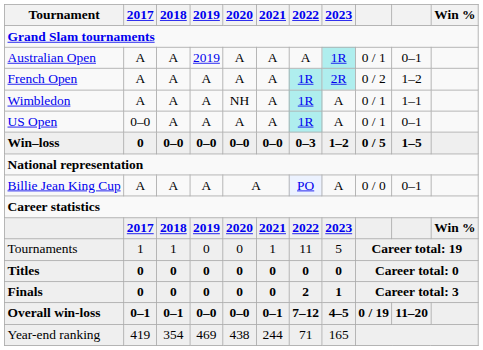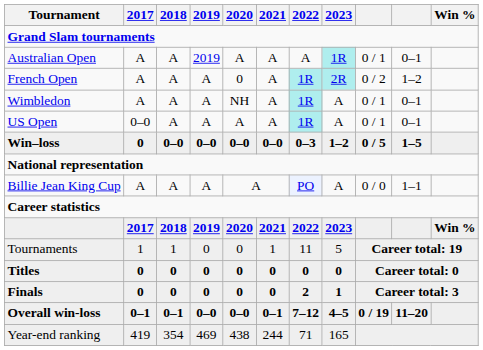(239, 79) A -> (239, 79) 0
(412, 100) 1–1 -> (412, 100) 0–1
(412, 185) 0–1 -> (412, 185) 1–1
